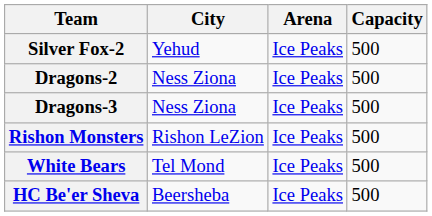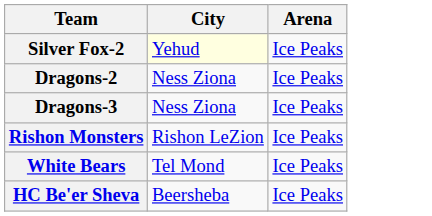- column: (387, 19)
(176, 48) no background -> (176, 48) lightyellow background
